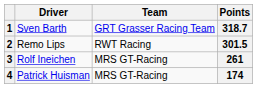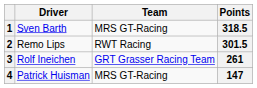(155, 28) GRT Grasser Racing Team -> (131, 28) MRS GT-Racing
(235, 28) 318.7 -> (235, 28) 318.5
(131, 60) MRS GT-Racing -> (155, 60) GRT Grasser Racing Team
(235, 76) 174 -> (235, 76) 147
